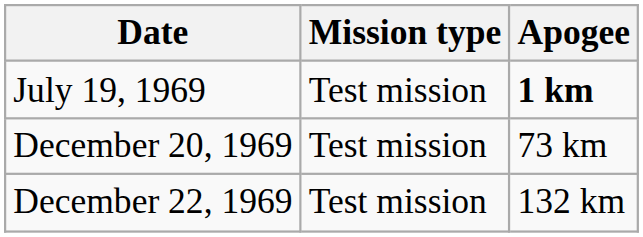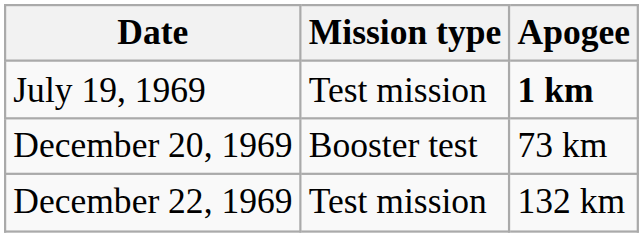(398, 145) Test mission -> (393, 145) Booster test
